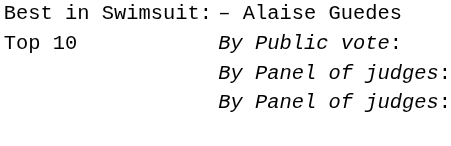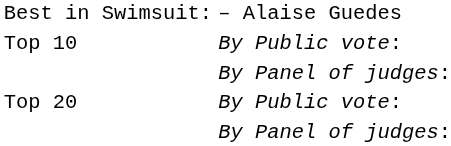+ row: (40, 103)
